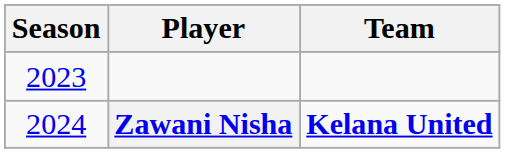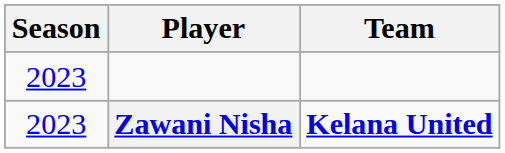(56, 123) 2024 -> (56, 123) 2023
